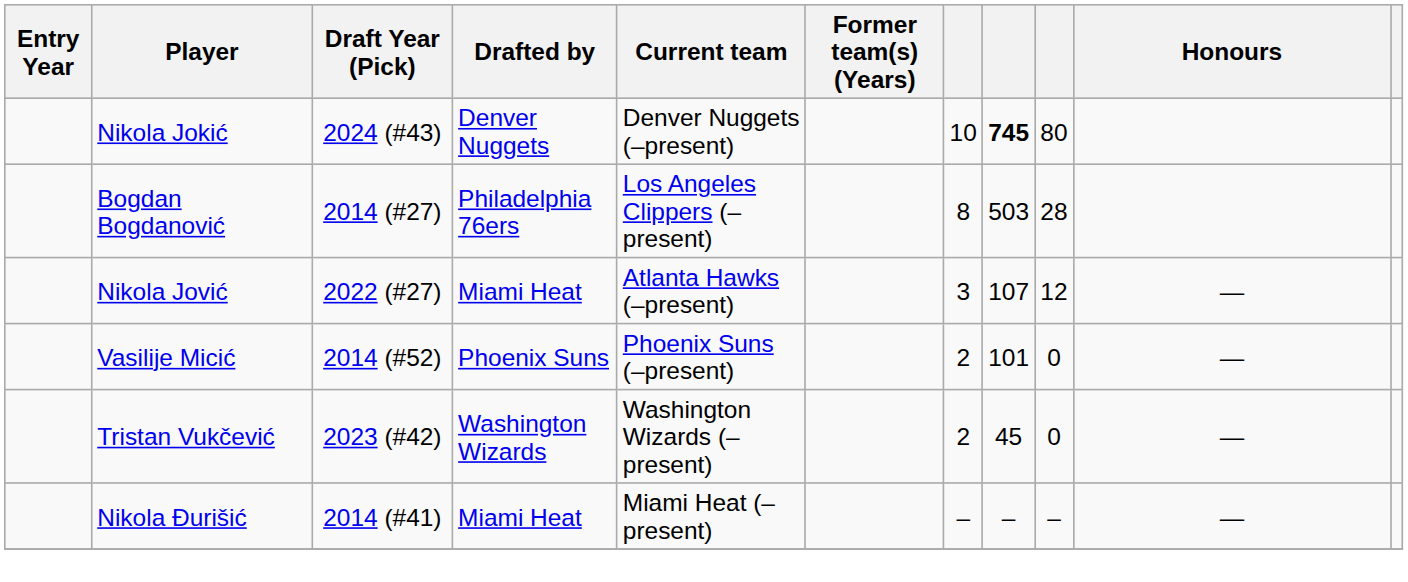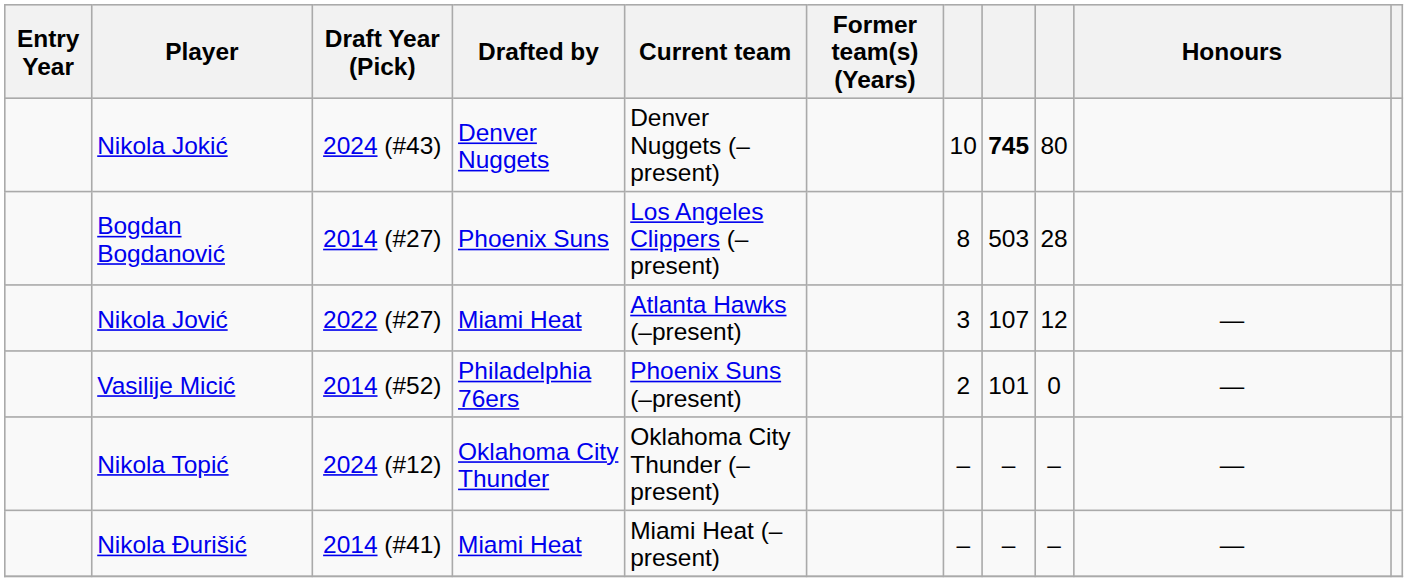(525, 211) Philadelphia 76ers -> (534, 239) Phoenix Suns
(534, 357) Phoenix Suns -> (525, 385) Philadelphia 76ers
- row: (186, 437)
+ row: (163, 464)
